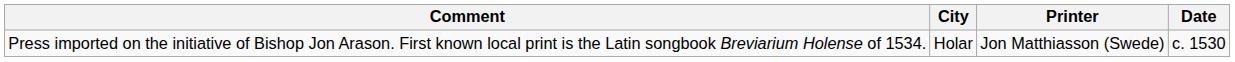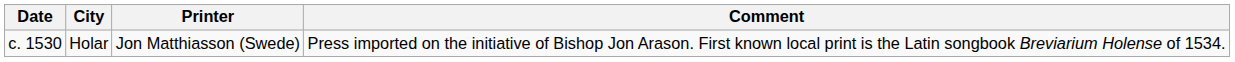columns swapped: (1199, 17) <-> (467, 17)
